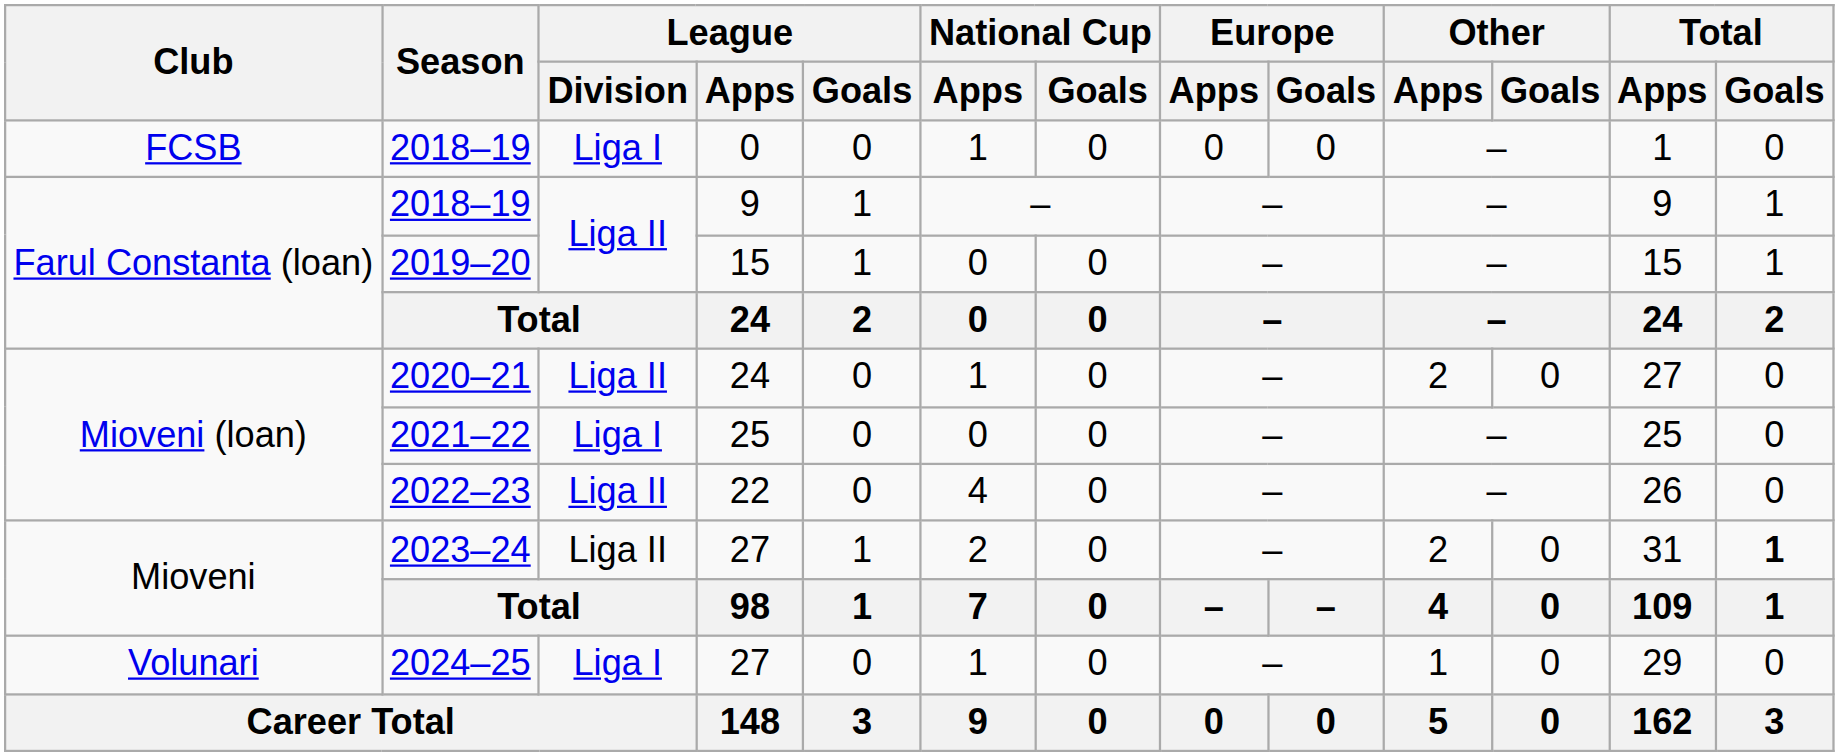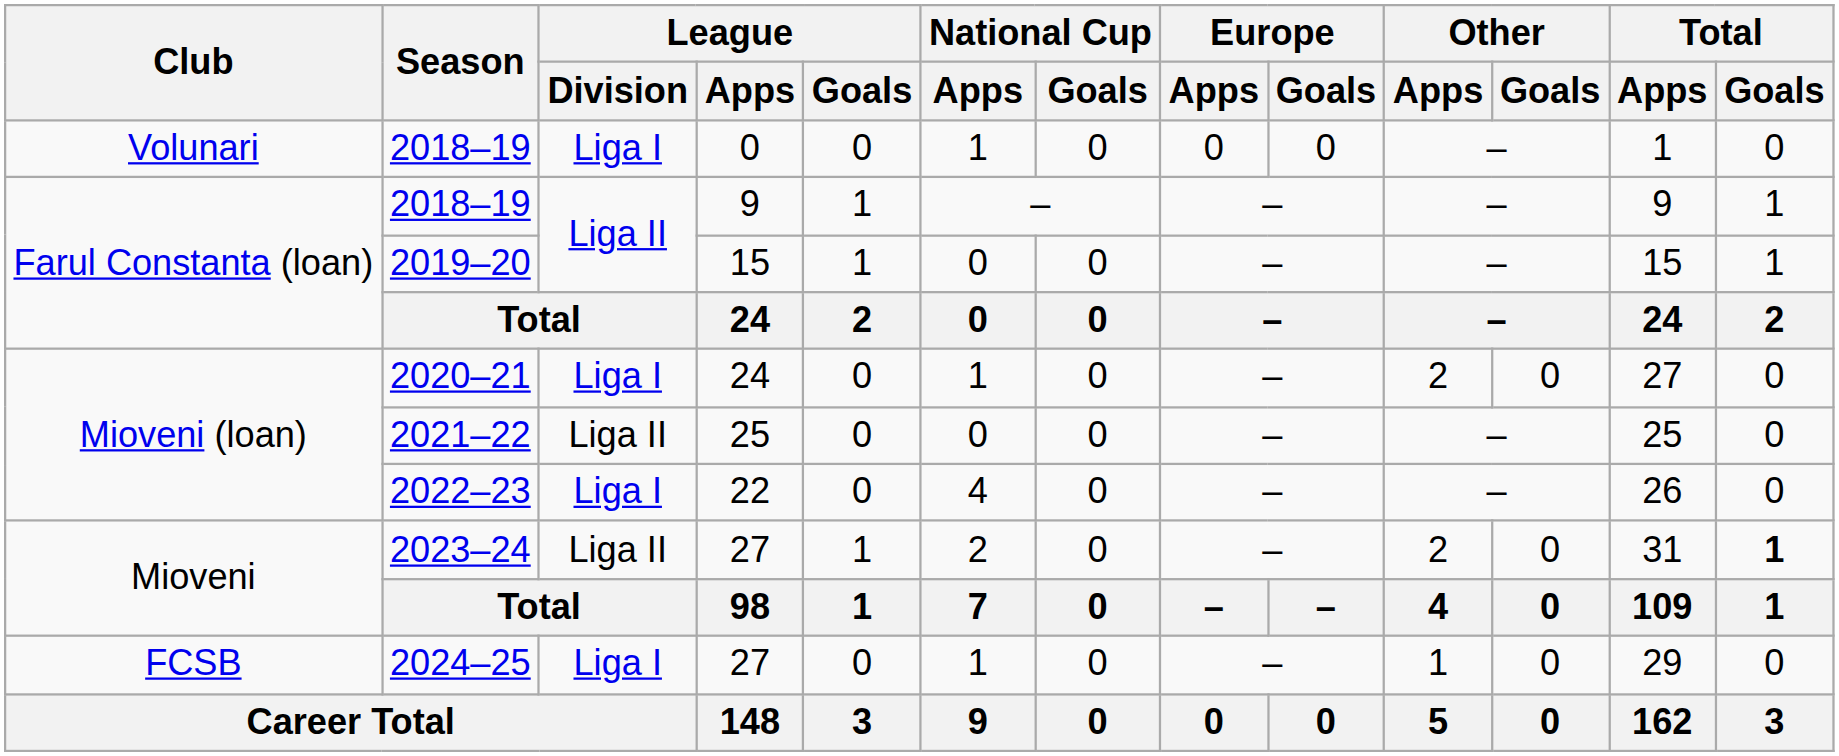(193, 147) FCSB -> (193, 147) Volunari
(618, 377) Liga II -> (618, 377) Liga I
(618, 434) Liga I -> (618, 434) Liga II
(618, 491) Liga II -> (618, 491) Liga I
(193, 663) Volunari -> (193, 663) FCSB
